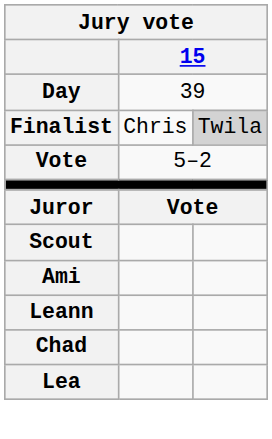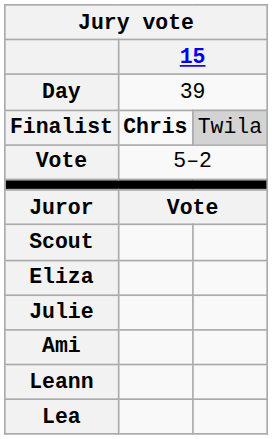(155, 127) normal -> (155, 127) bold
+ row: (61, 277)
+ row: (61, 312)
- row: (61, 347)
